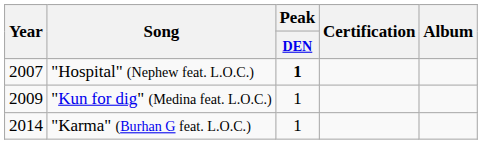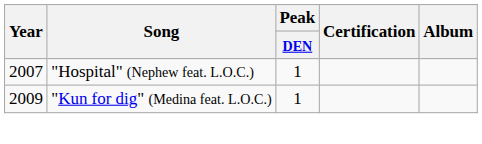(297, 71) bold -> (297, 71) normal
- row: (151, 125)
